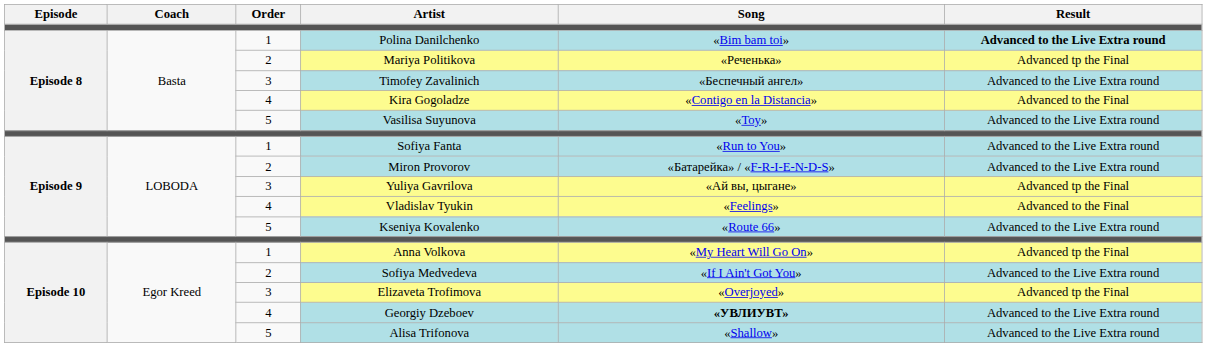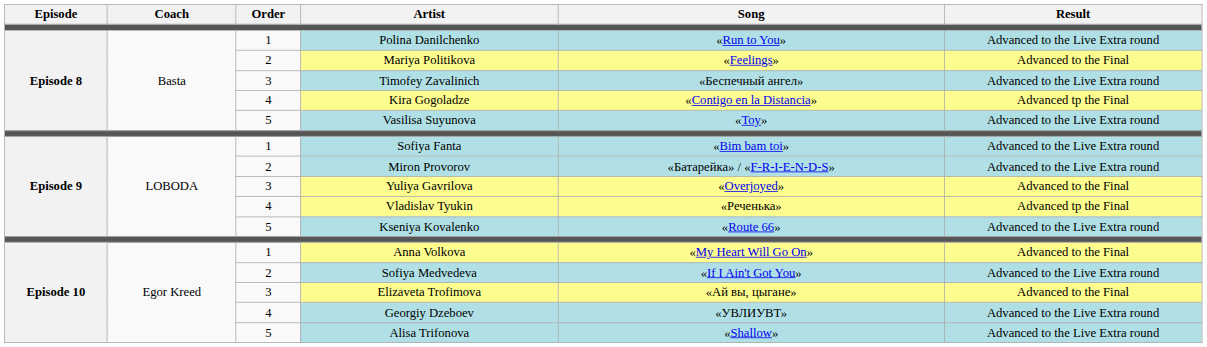(751, 40) «Bim bam toi» -> (751, 40) «Run to You»
(1073, 40) bold -> (1073, 40) normal
(751, 60) «Реченька» -> (751, 60) «Feelings»
(1073, 60) Advanced tp the Final -> (1073, 60) Advanced to the Final
(1073, 100) Advanced to the Final -> (1073, 100) Advanced tp the Final
(751, 146) «Run to You» -> (751, 146) «Bim bam toi»
(751, 186) «Ай вы, цыгане» -> (751, 186) «Overjoyed»
(1073, 186) Advanced tp the Final -> (1073, 186) Advanced to the Final
(751, 206) «Feelings» -> (751, 206) «Реченька»
(1073, 206) Advanced to the Final -> (1073, 206) Advanced tp the Final
(1073, 252) Advanced tp the Final -> (1073, 252) Advanced to the Final
(751, 292) «Overjoyed» -> (751, 292) «Ай вы, цыгане»
(1073, 292) Advanced tp the Final -> (1073, 292) Advanced to the Final
(751, 312) bold -> (751, 312) normal
